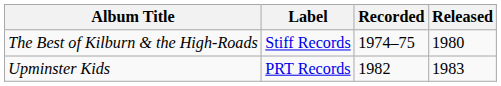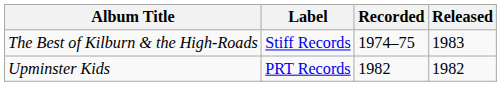(448, 42) 1980 -> (448, 42) 1983
(448, 68) 1983 -> (448, 68) 1982
